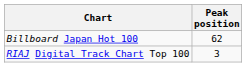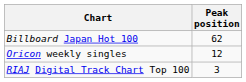+ row: (67, 54)
